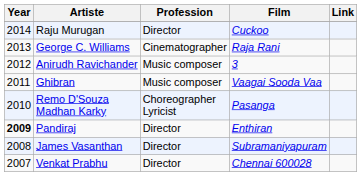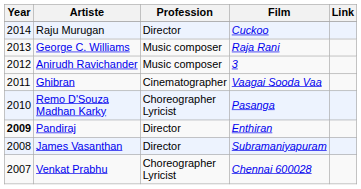(185, 47) Cinematographer -> (182, 47) Music composer
(182, 82) Music composer -> (185, 82) Cinematographer
(162, 163) Director -> (179, 169) Choreographer Lyricist
